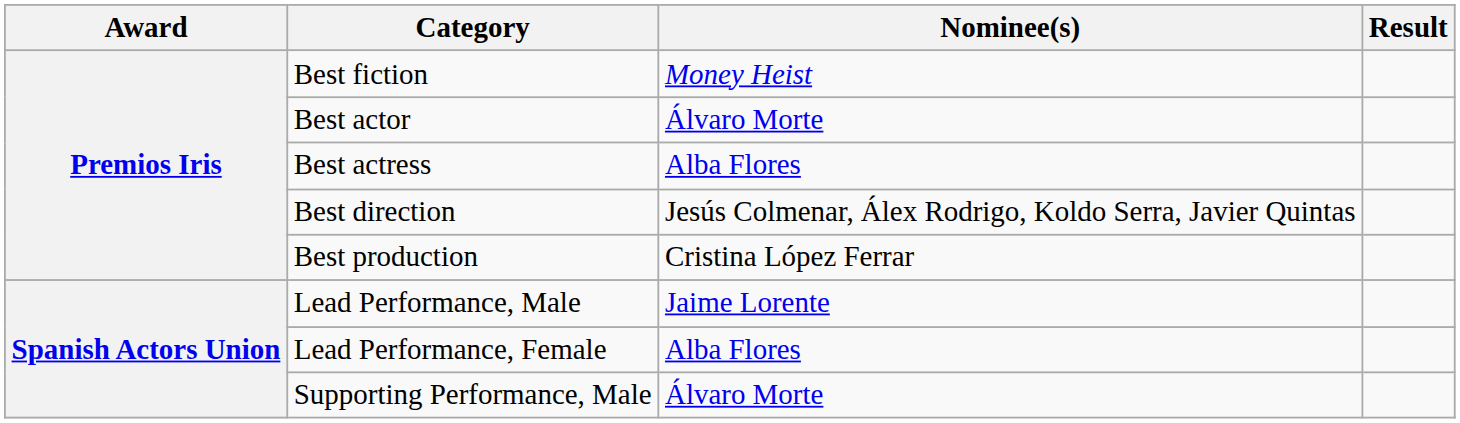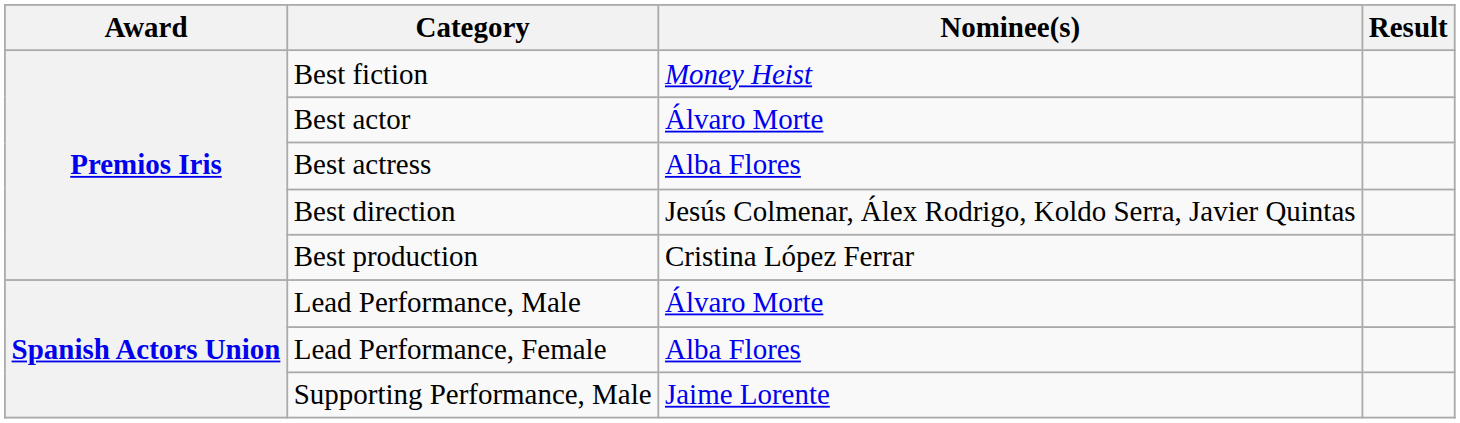(747, 303) Jaime Lorente -> (744, 303) Álvaro Morte
(744, 394) Álvaro Morte -> (747, 394) Jaime Lorente
